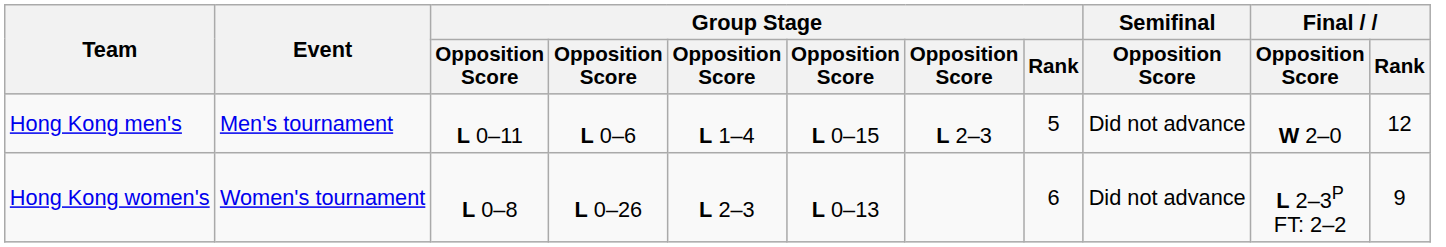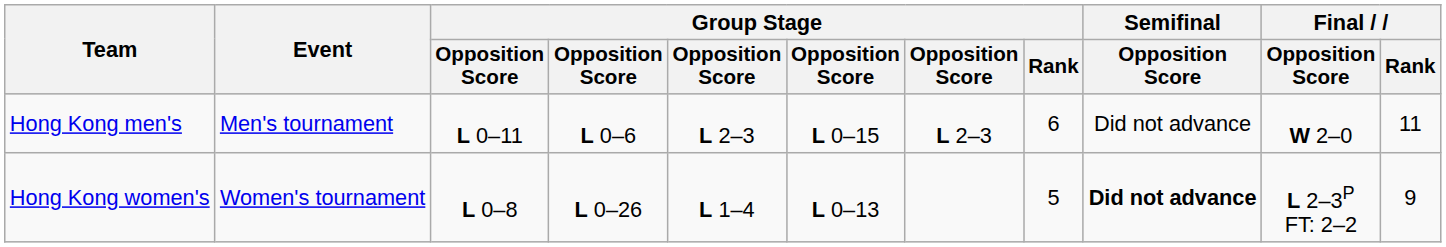(727, 136) L 1–4 -> (727, 136) L 2–3
(1053, 124) 5 -> (1053, 124) 6
(1399, 124) 12 -> (1410, 124) 11
(727, 209) L 2–3 -> (727, 209) L 1–4
(1053, 197) 6 -> (1053, 197) 5
(1167, 197) normal -> (1173, 197) bold
